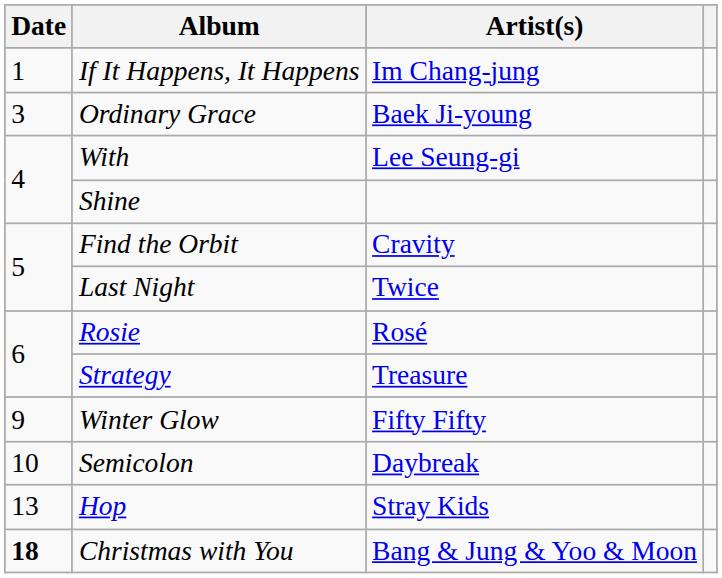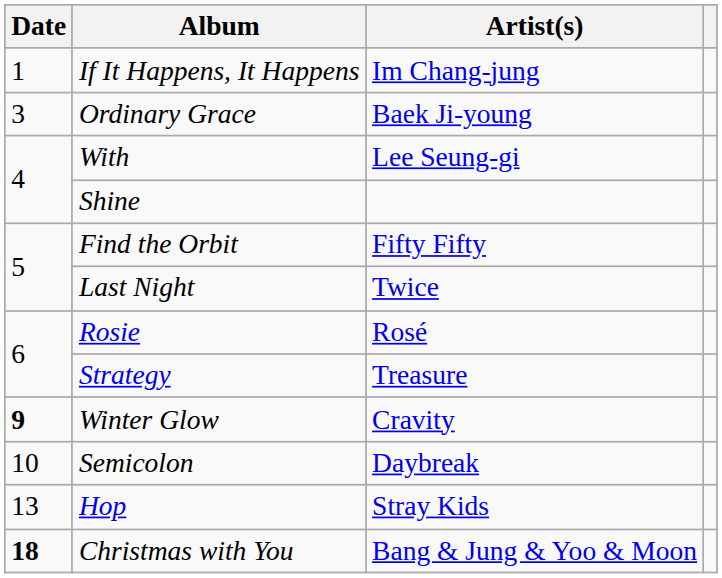(413, 244) Cravity -> (429, 244) Fifty Fifty
(18, 419) normal -> (18, 419) bold
(429, 419) Fifty Fifty -> (413, 419) Cravity
